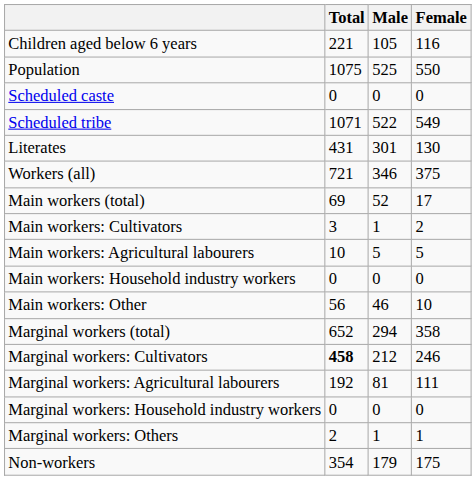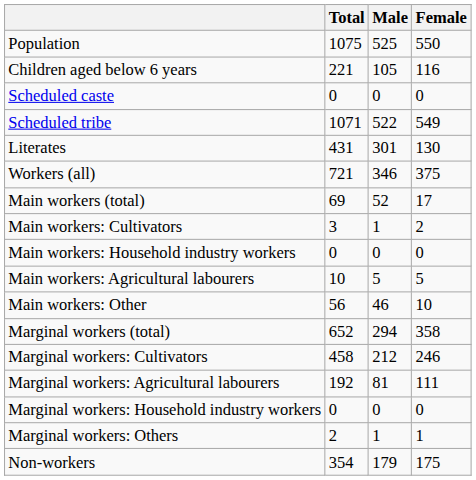rows swapped: (44, 69) <-> (103, 43)
rows swapped: (131, 252) <-> (152, 278)
(341, 357) bold -> (341, 357) normal
